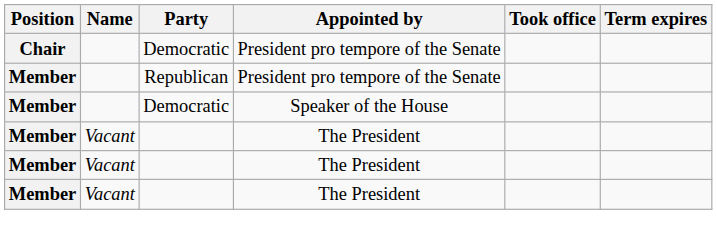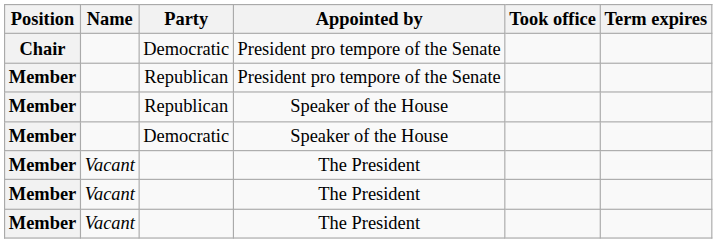+ row: (186, 106)
